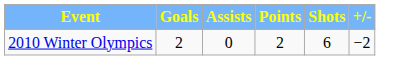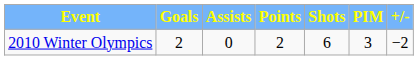+ column: (368, 17)
